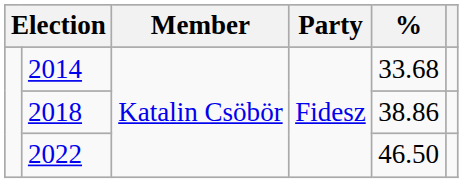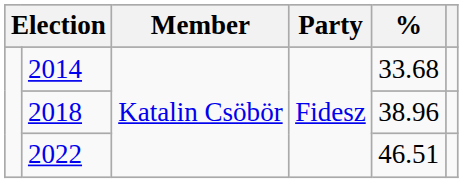(409, 111) 38.86 -> (409, 111) 38.96
(409, 154) 46.50 -> (409, 154) 46.51
